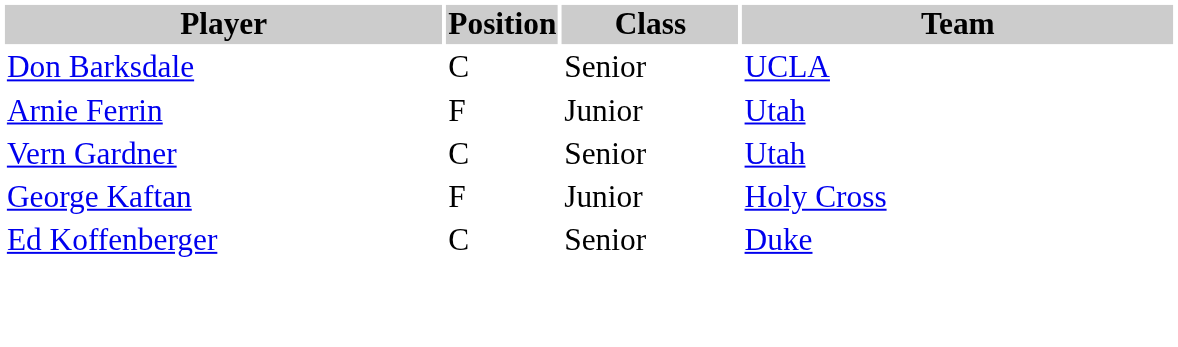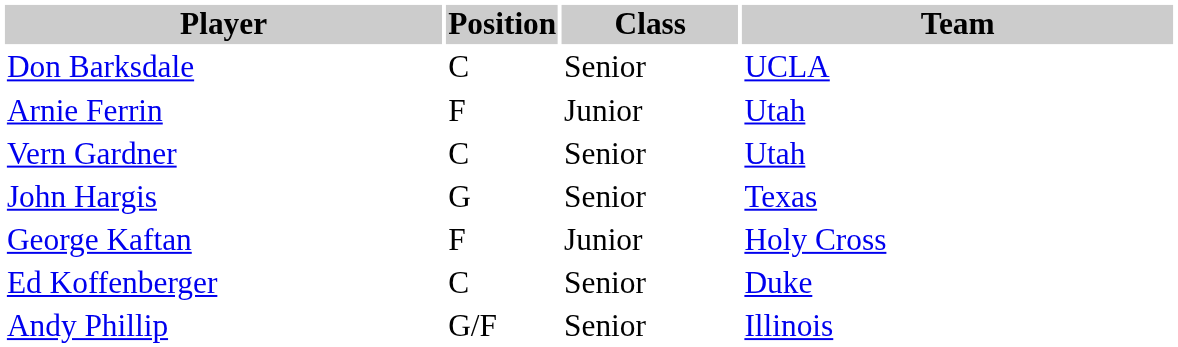+ row: (82, 196)
+ row: (87, 325)
